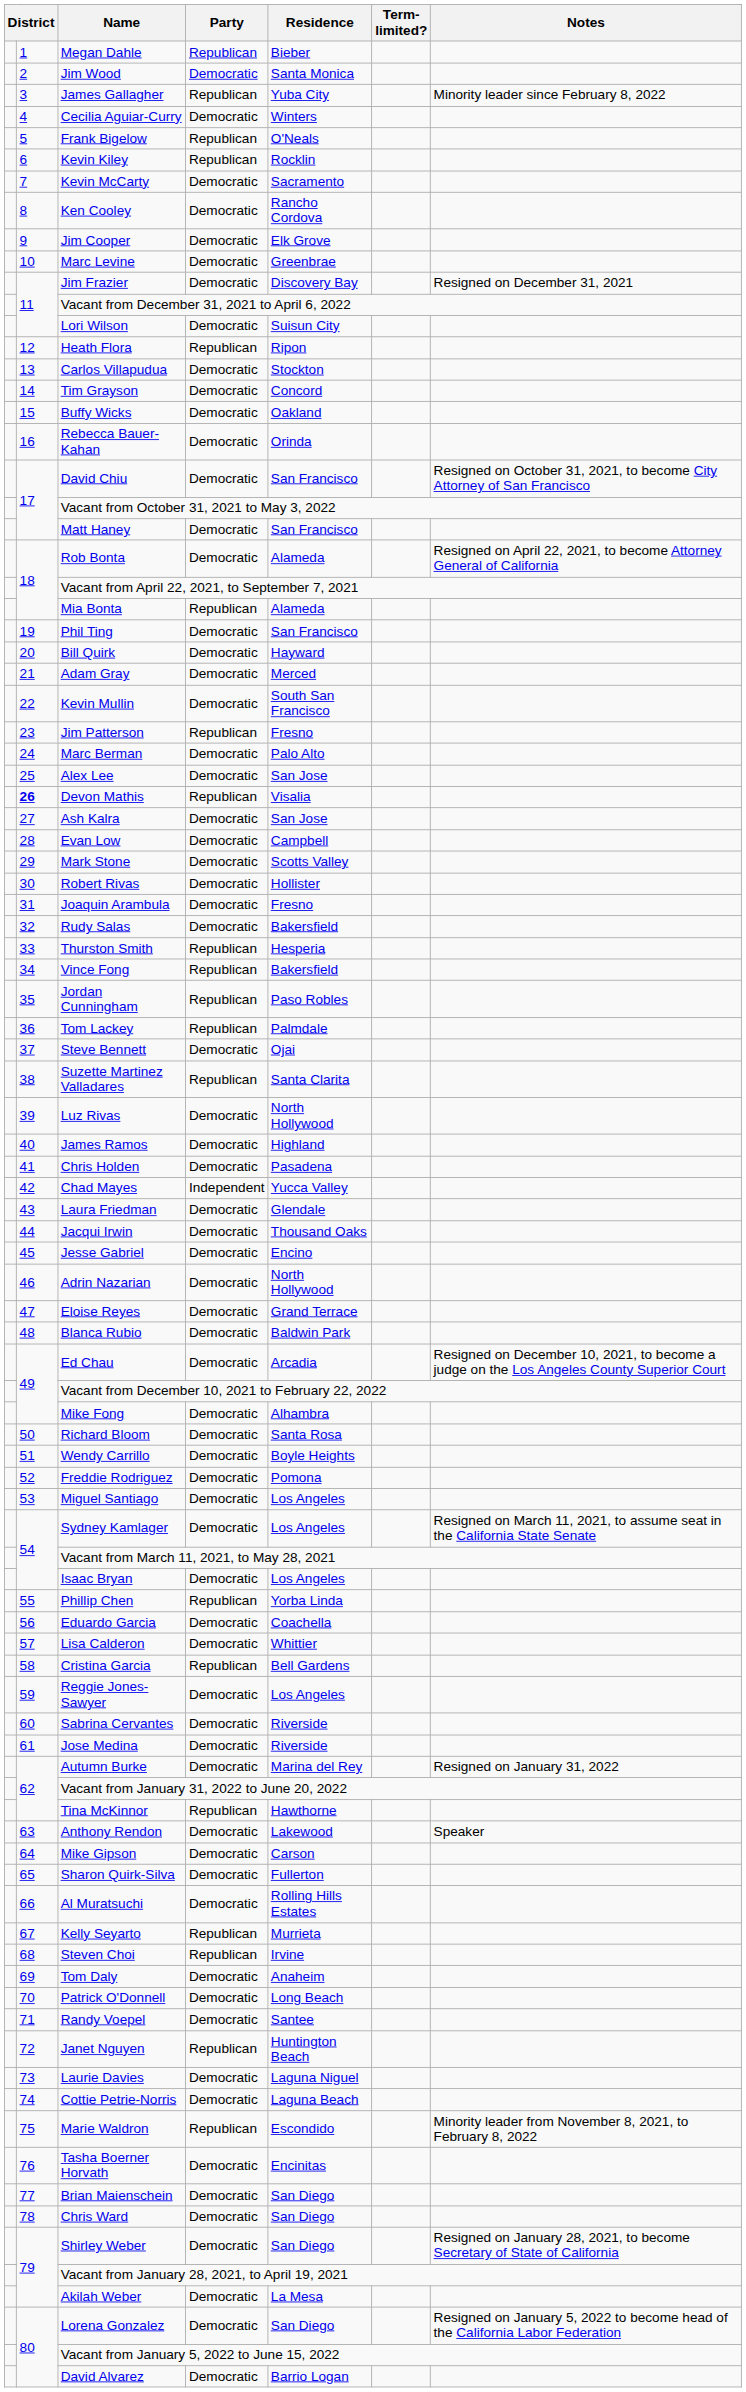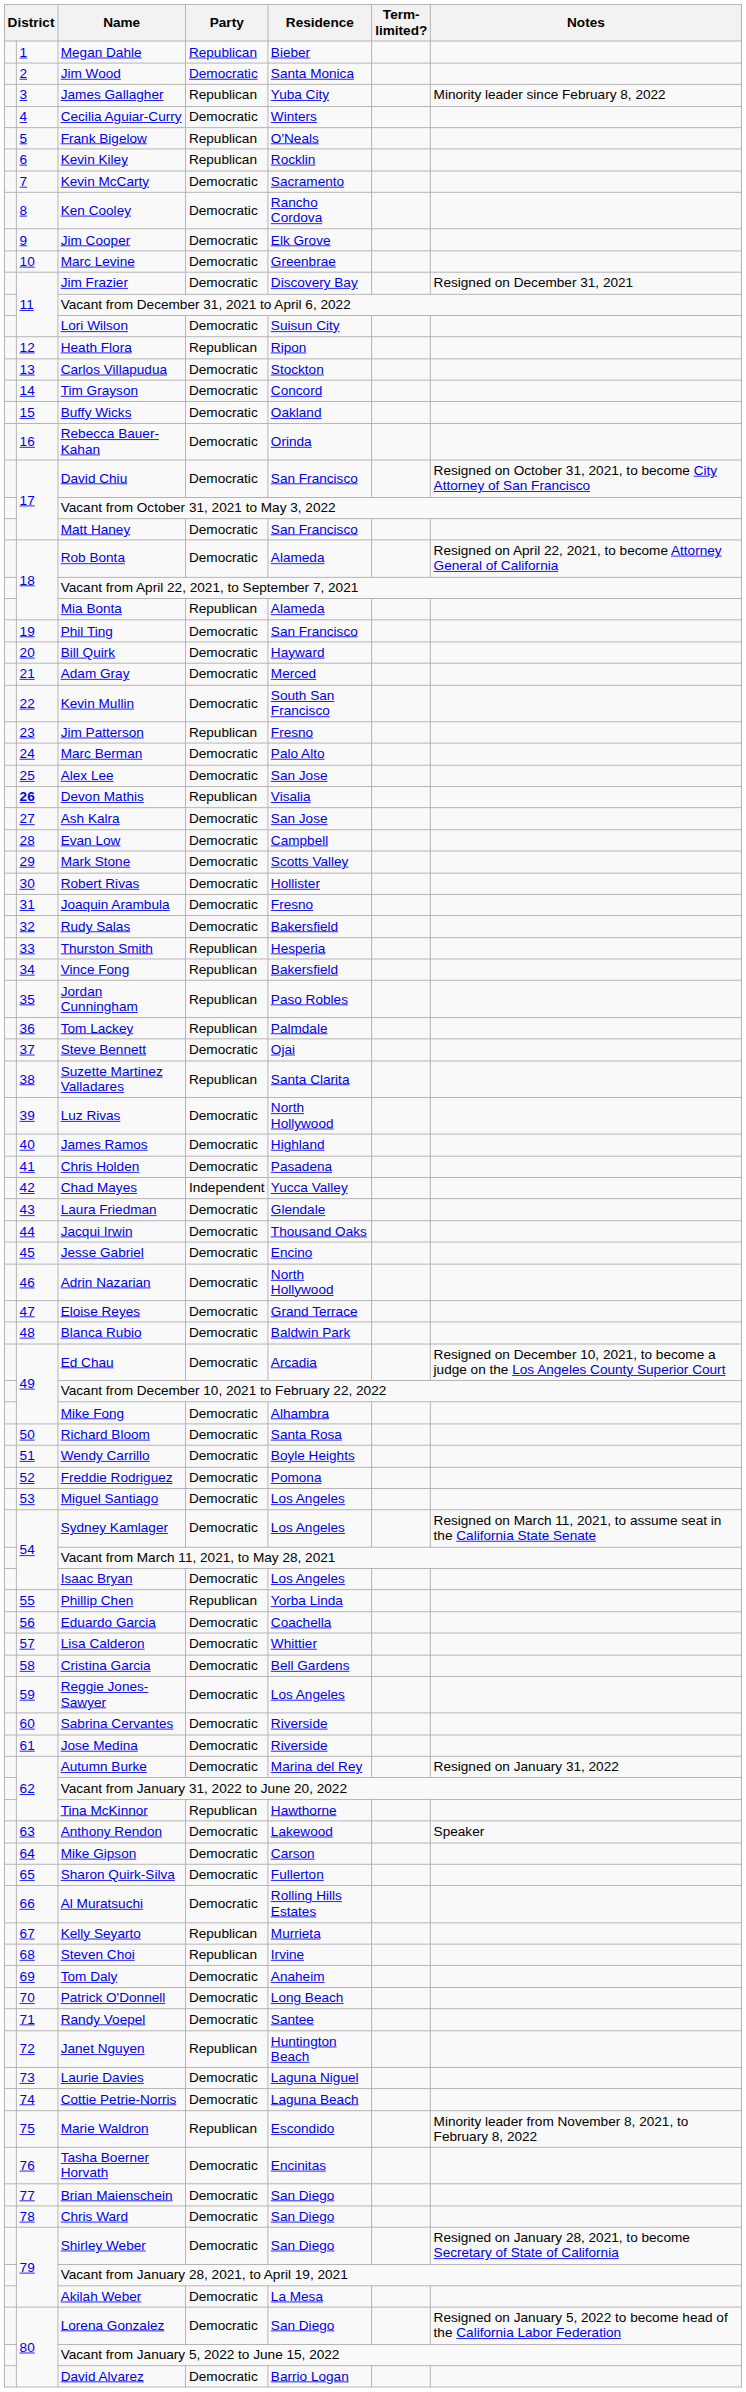(223, 1665) Republican -> (223, 1665) Democratic
